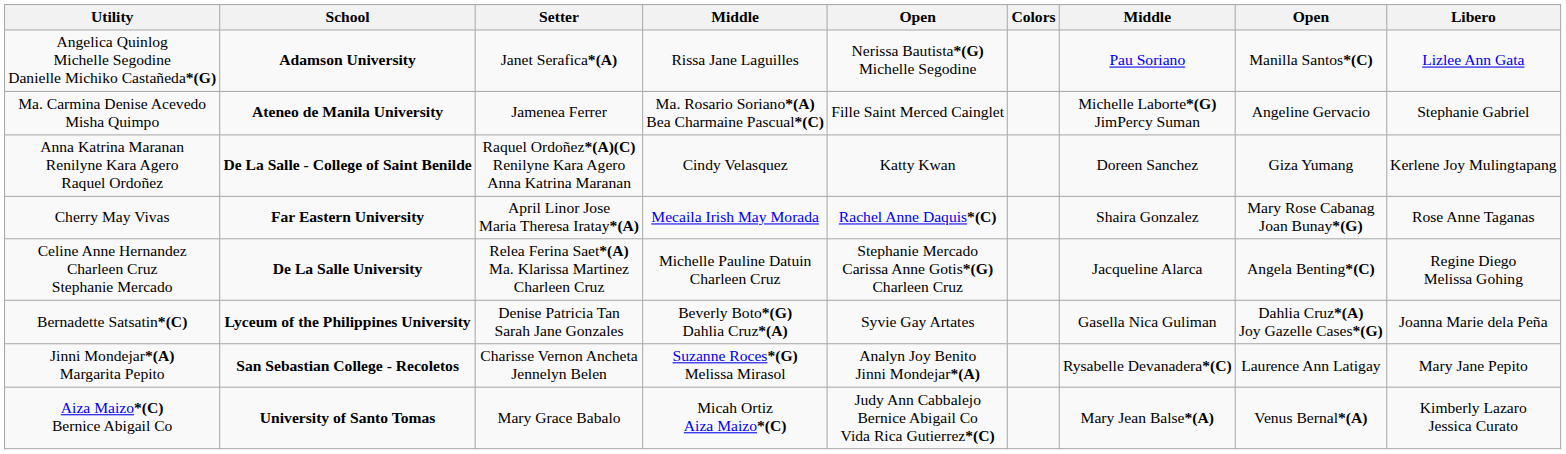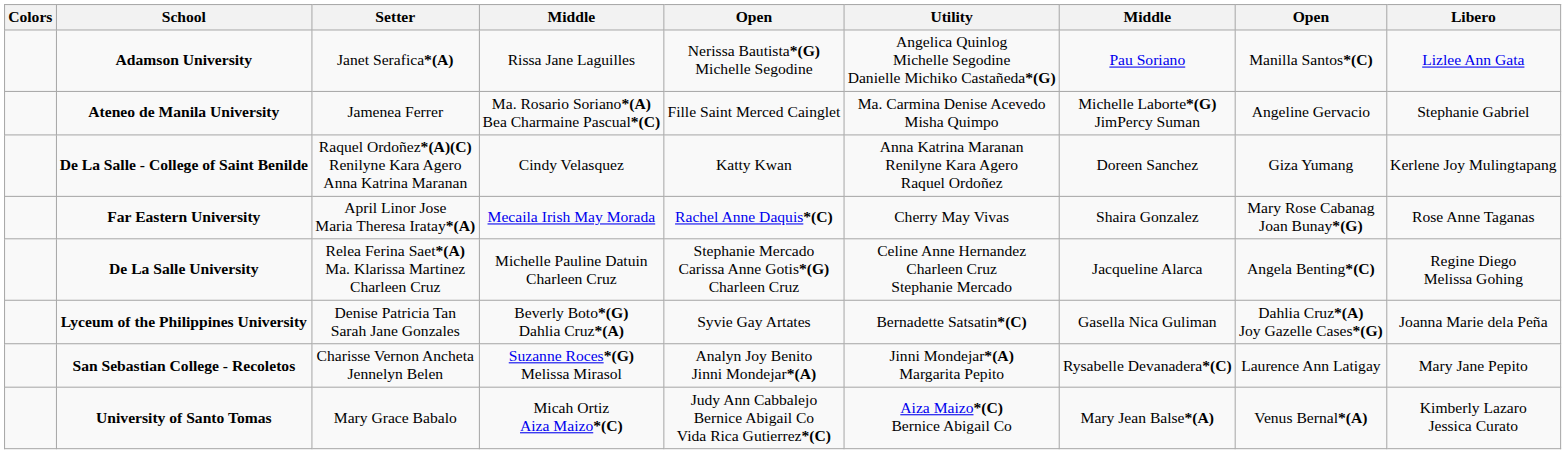columns swapped: (1034, 16) <-> (112, 16)
